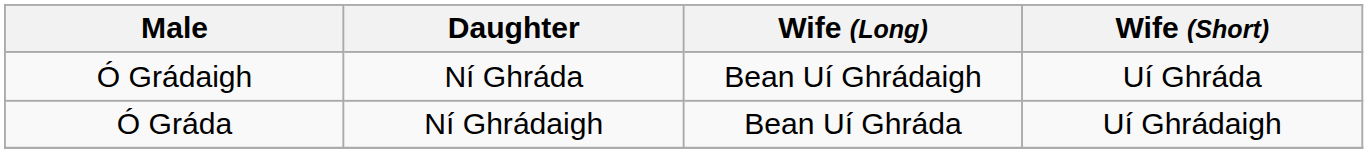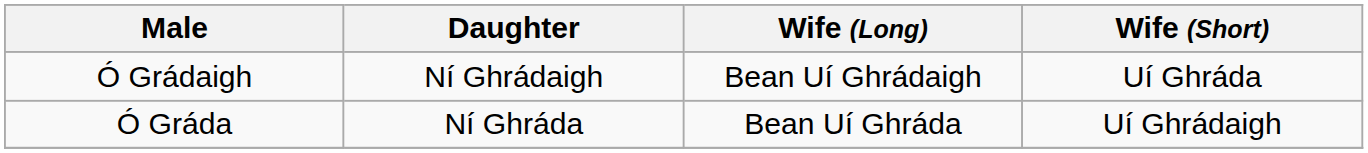(514, 76) Ní Ghráda -> (514, 76) Ní Ghrádaigh
(514, 123) Ní Ghrádaigh -> (514, 123) Ní Ghráda
